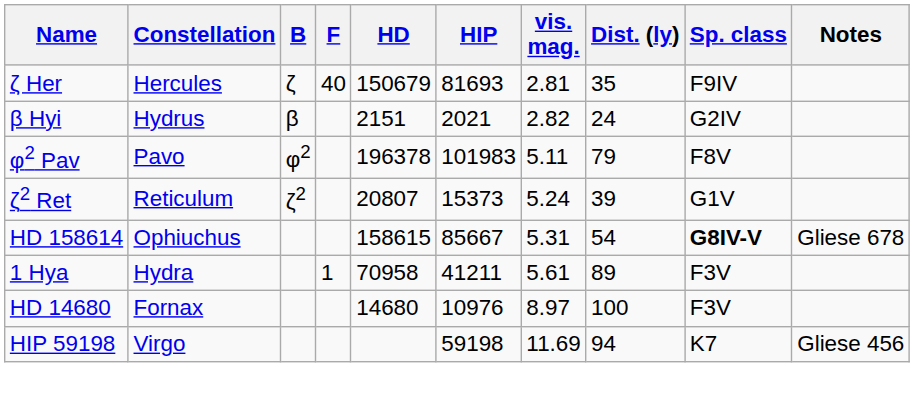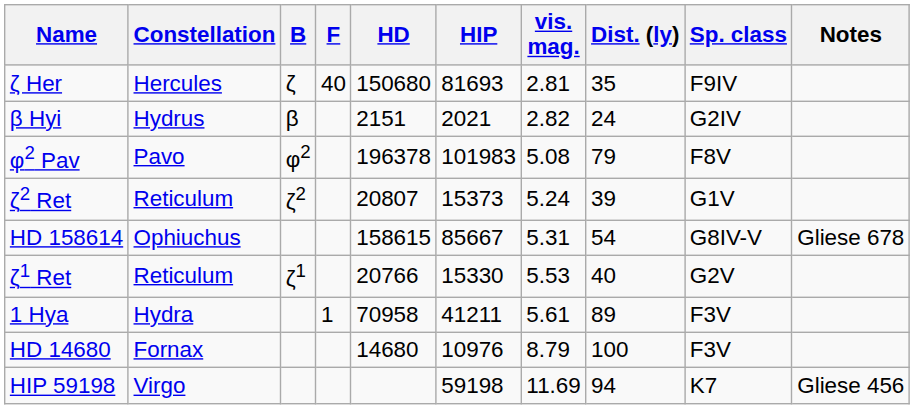(394, 82) 150679 -> (394, 82) 150680
(547, 157) 5.11 -> (548, 157) 5.08
(726, 237) bold -> (726, 237) normal
+ row: (41, 275)
(548, 308) 8.97 -> (548, 349) 8.79
